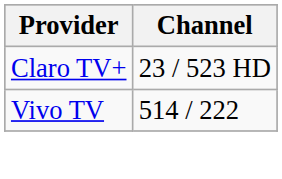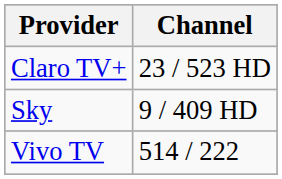+ row: (32, 109)
